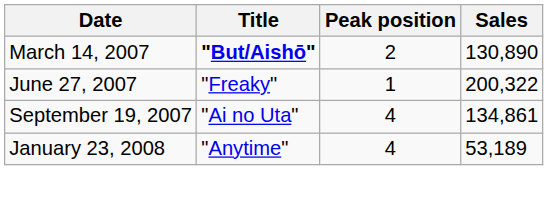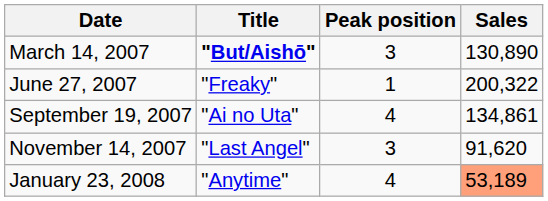(390, 52) 2 -> (390, 52) 3
+ row: (98, 148)
(496, 148) no background -> (496, 180) lightsalmon background
